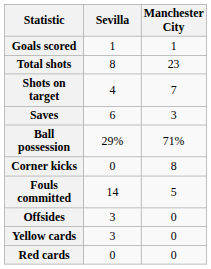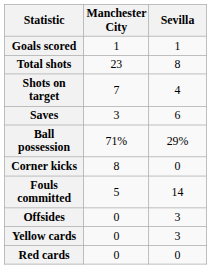columns swapped: (174, 20) <-> (112, 20)
